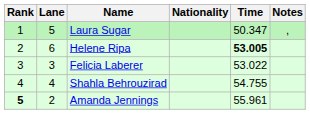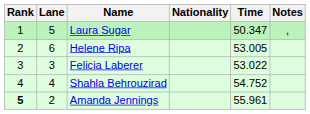(250, 48) bold -> (250, 48) normal
(250, 83) 54.755 -> (250, 83) 54.752
